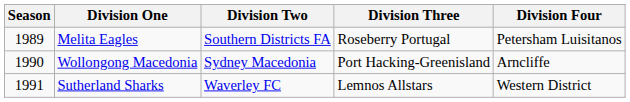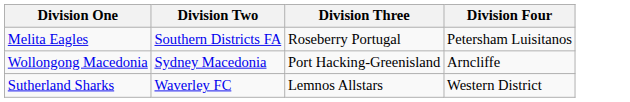- column: (29, 16)
